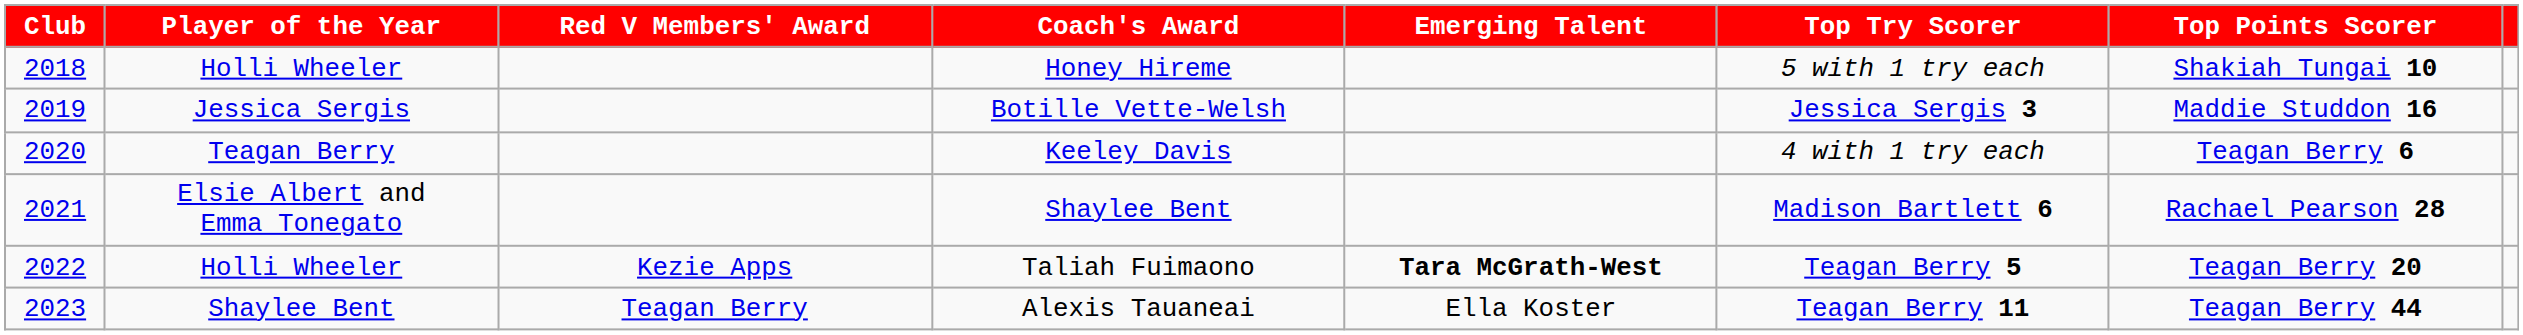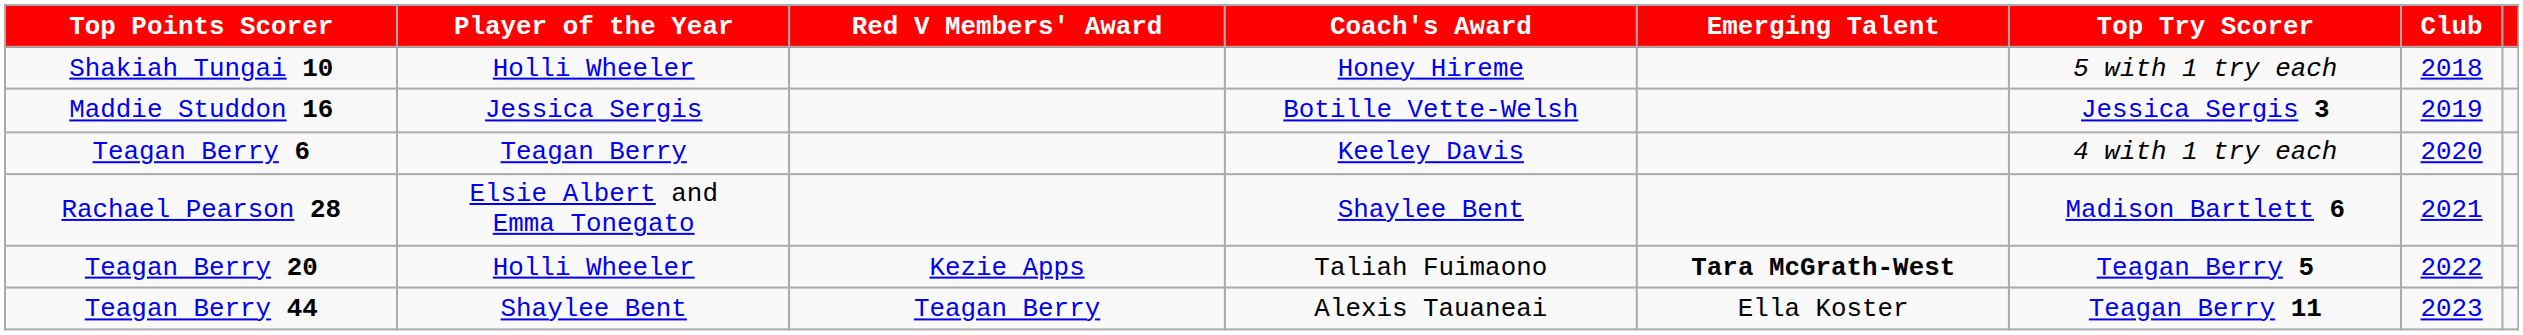columns swapped: (55, 26) <-> (2305, 26)
